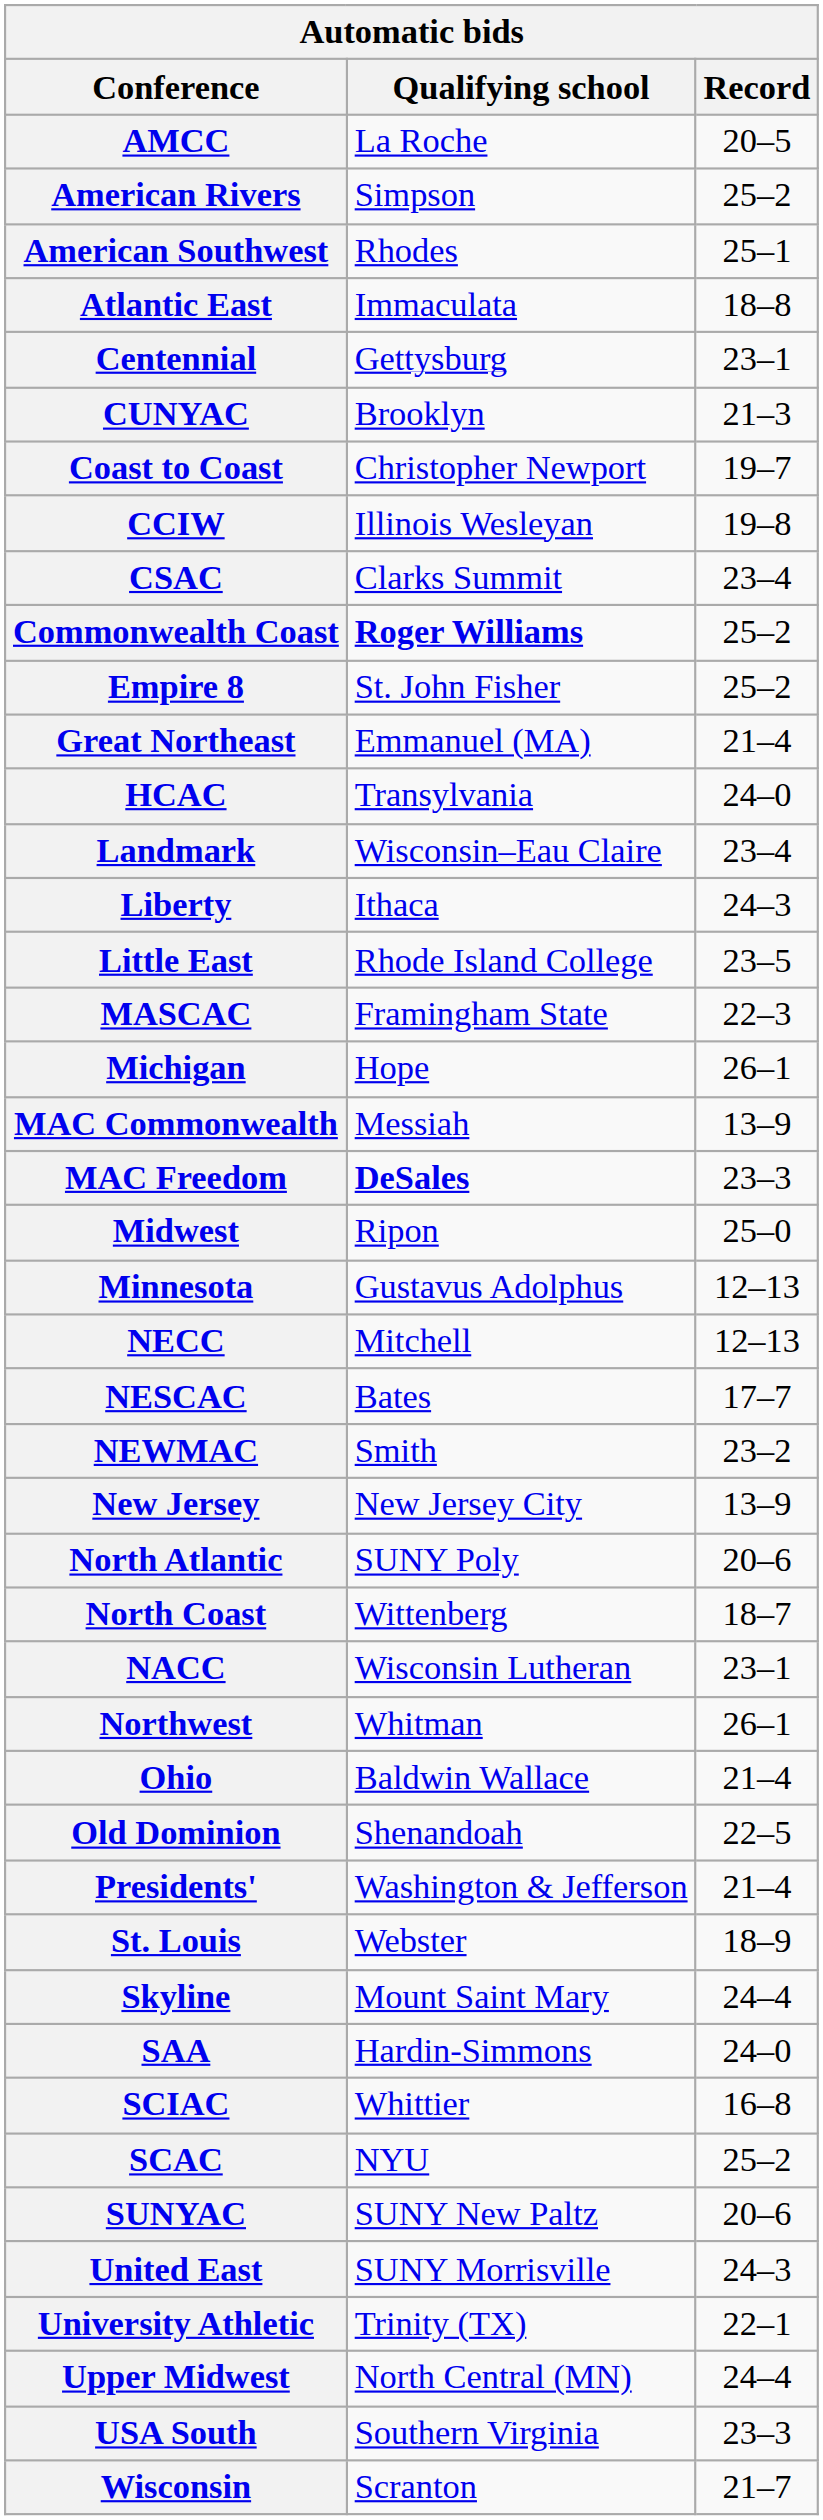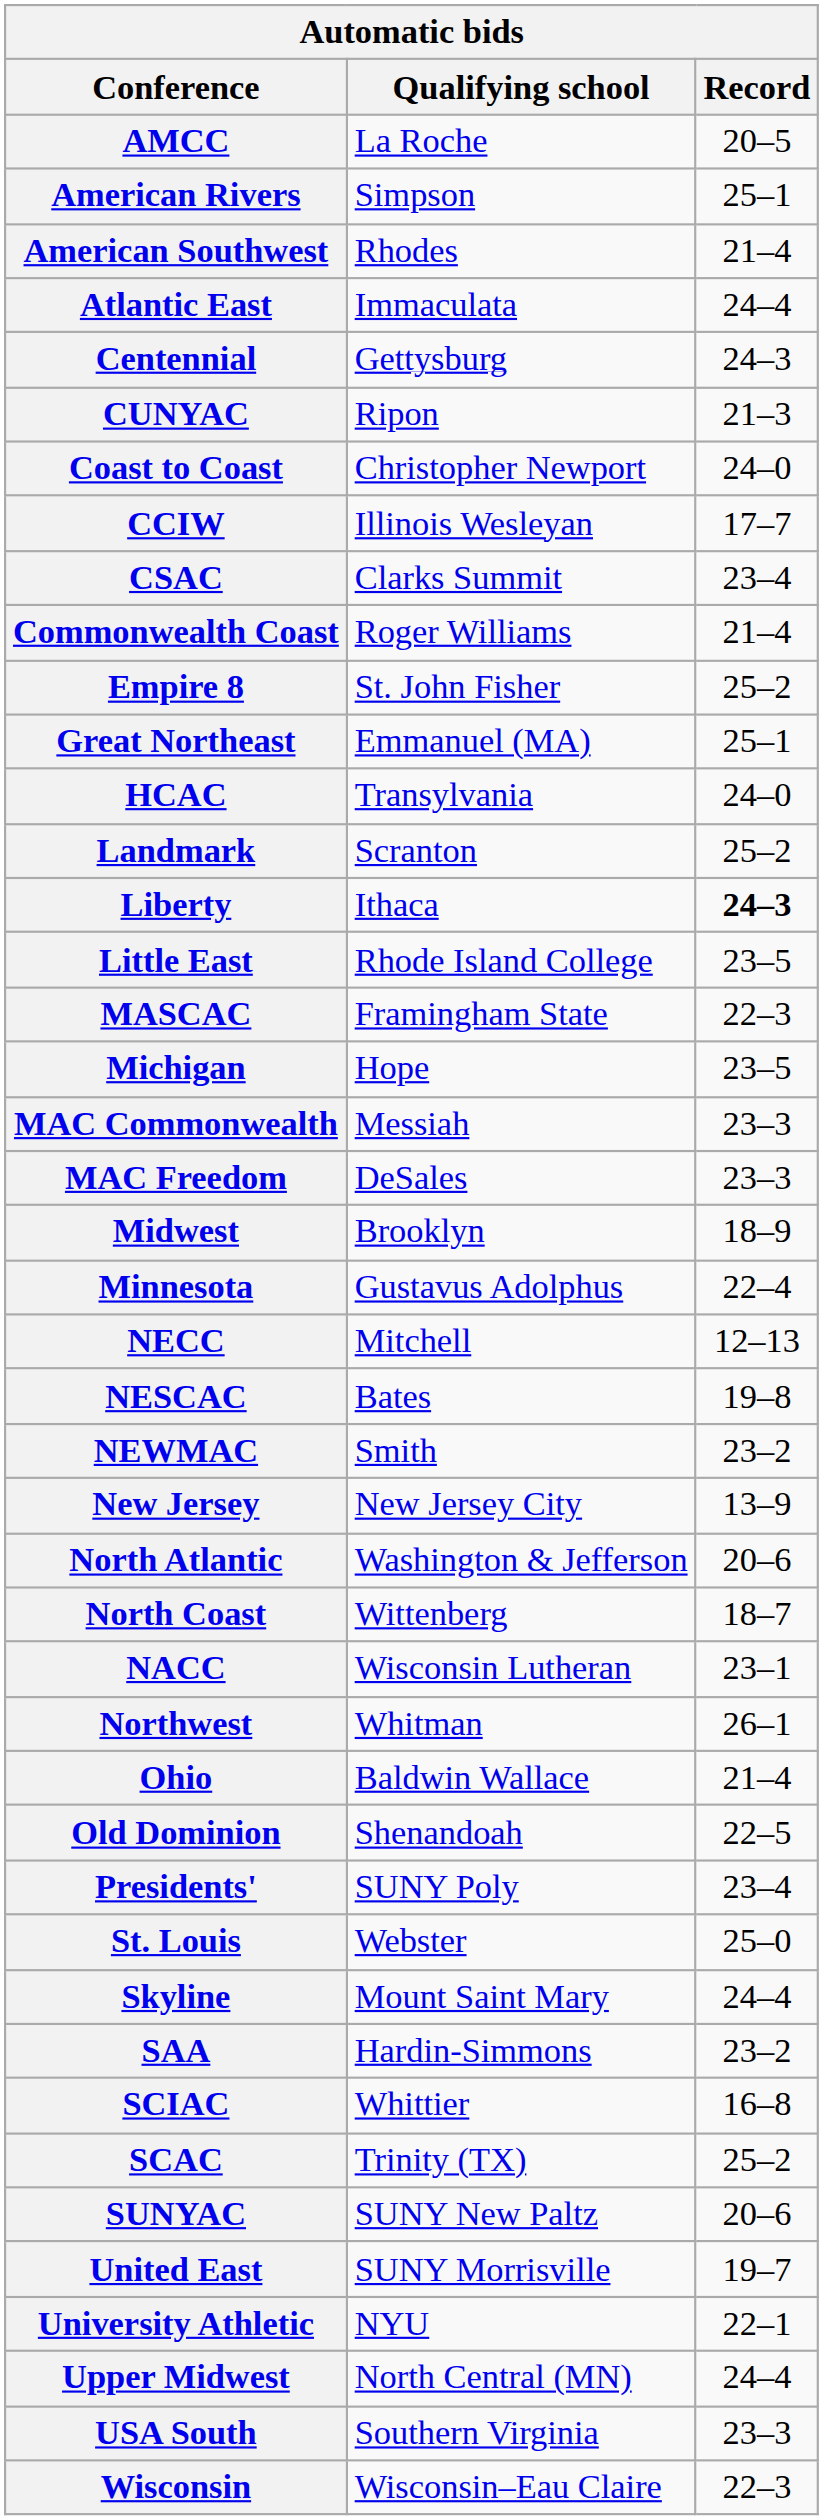(757, 195) 25–2 -> (757, 195) 25–1
(757, 250) 25–1 -> (757, 250) 21–4
(757, 304) 18–8 -> (757, 304) 24–4
(757, 359) 23–1 -> (757, 359) 24–3
(420, 413) Brooklyn -> (397, 413) Ripon
(757, 468) 19–7 -> (757, 468) 24–0
(757, 522) 19–8 -> (757, 522) 17–7
(469, 631) bold -> (463, 631) normal
(757, 631) 25–2 -> (757, 631) 21–4
(757, 741) 21–4 -> (757, 741) 25–1
(508, 850) Wisconsin–Eau Claire -> (416, 850) Scranton
(757, 850) 23–4 -> (757, 850) 25–2
(757, 904) normal -> (757, 904) bold
(757, 1068) 26–1 -> (757, 1068) 23–5
(757, 1122) 13–9 -> (757, 1122) 23–3
(412, 1177) bold -> (411, 1177) normal
(397, 1232) Ripon -> (420, 1232) Brooklyn
(757, 1232) 25–0 -> (757, 1232) 18–9
(757, 1286) 12–13 -> (757, 1286) 22–4
(757, 1395) 17–7 -> (757, 1395) 19–8
(437, 1559) SUNY Poly -> (521, 1559) Washington & Jefferson
(521, 1886) Washington & Jefferson -> (437, 1886) SUNY Poly
(757, 1886) 21–4 -> (757, 1886) 23–4
(757, 1941) 18–9 -> (757, 1941) 25–0
(757, 2050) 24–0 -> (757, 2050) 23–2
(392, 2159) NYU -> (441, 2159) Trinity (TX)
(757, 2268) 24–3 -> (757, 2268) 19–7
(441, 2323) Trinity (TX) -> (392, 2323) NYU
(416, 2486) Scranton -> (508, 2486) Wisconsin–Eau Claire
(757, 2486) 21–7 -> (757, 2486) 22–3
